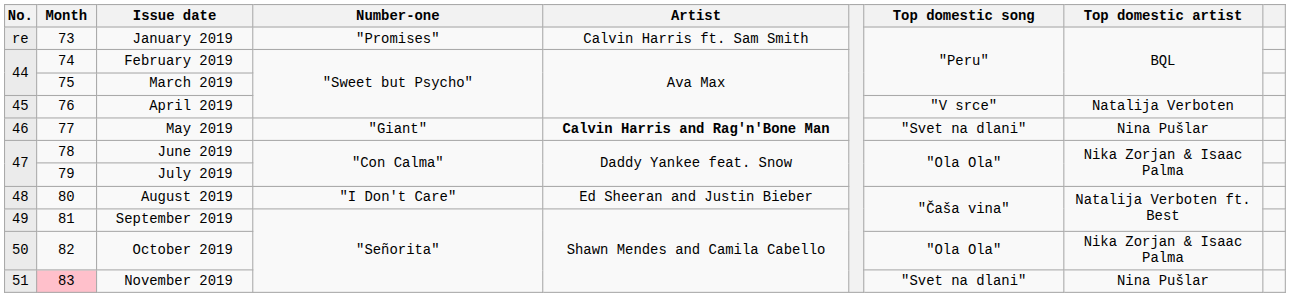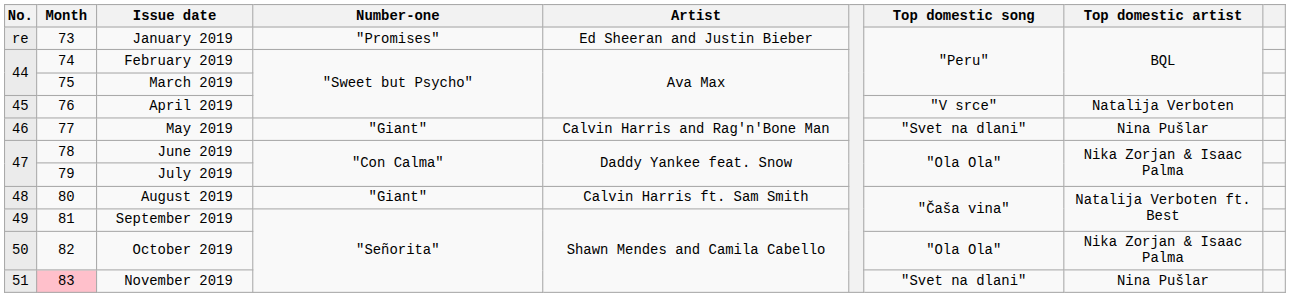(696, 39) Calvin Harris ft. Sam Smith -> (696, 39) Ed Sheeran and Justin Bieber
(696, 129) bold -> (696, 129) normal
(398, 197) "I Don't Care" -> (398, 197) "Giant"
(696, 197) Ed Sheeran and Justin Bieber -> (696, 197) Calvin Harris ft. Sam Smith
